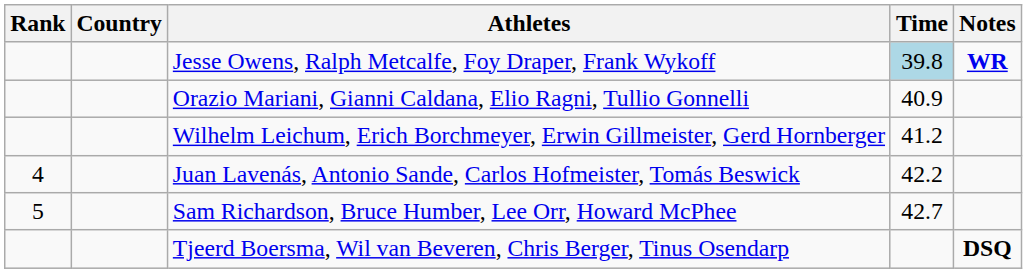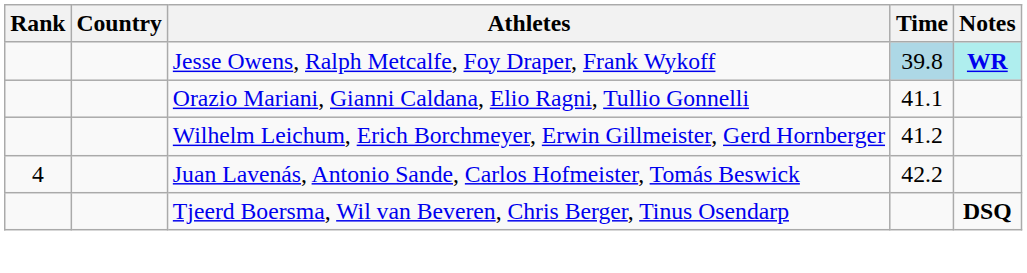(987, 60) no background -> (987, 60) paleturquoise background
(922, 98) 40.9 -> (922, 98) 41.1
- row: (455, 211)
